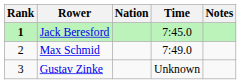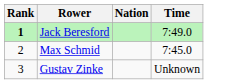- column: (219, 13)
(177, 32) 7:45.0 -> (177, 32) 7:49.0
(177, 50) 7:49.0 -> (177, 50) 7:45.0
